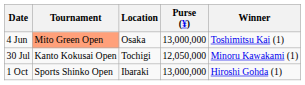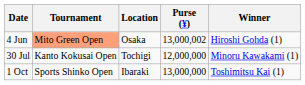(184, 40) 13,000,000 -> (184, 40) 13,000,002
(247, 40) Toshimitsu Kai (1) -> (246, 40) Hiroshi Gohda (1)
(184, 56) 12,050,000 -> (184, 56) 12,000,000
(246, 72) Hiroshi Gohda (1) -> (247, 72) Toshimitsu Kai (1)
